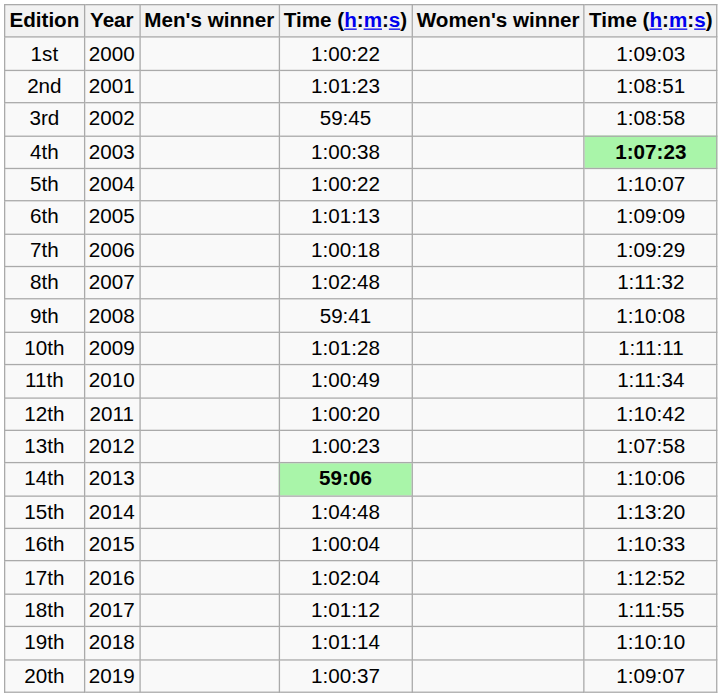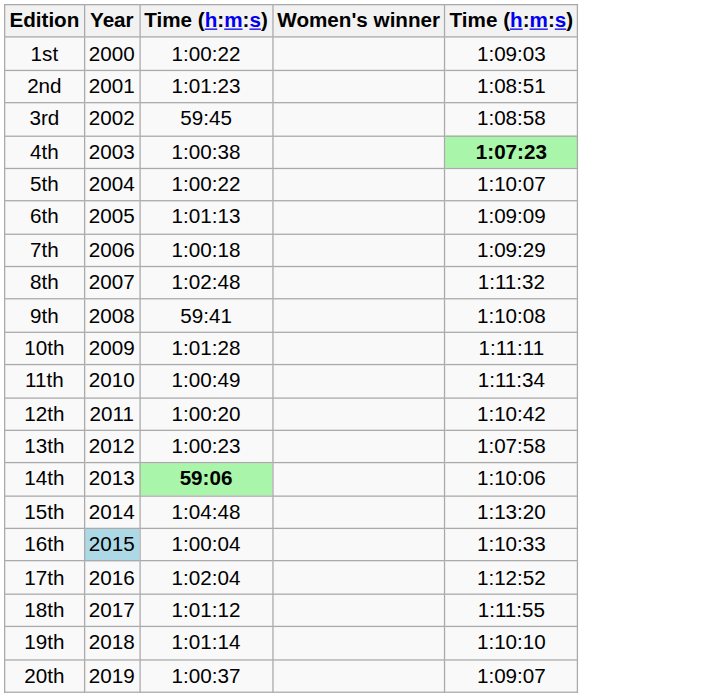- column: (209, 20)
(112, 544) no background -> (112, 544) lightblue background
